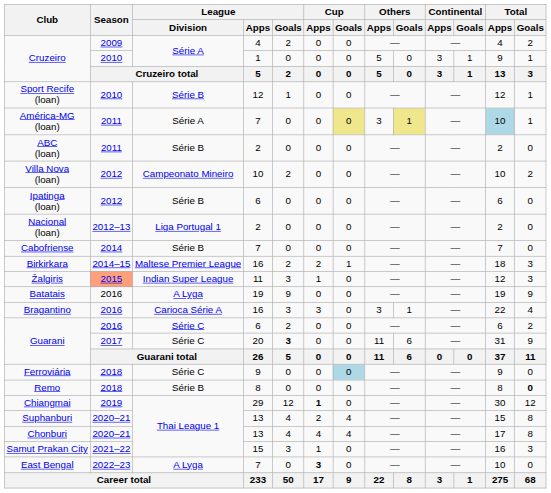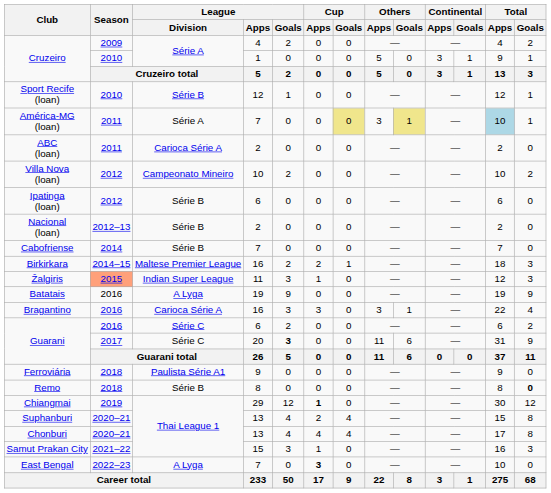(188, 148) Série B -> (188, 148) Carioca Série A
(188, 227) Liga Portugal 1 -> (188, 227) Série B
(188, 372) Série C -> (188, 372) Paulista Série A1
(349, 372) lightblue background -> (349, 372) no background
